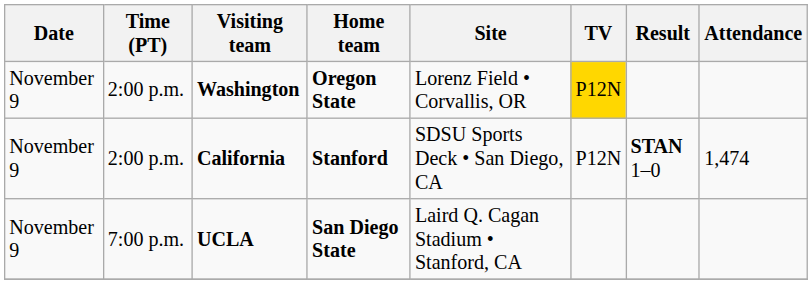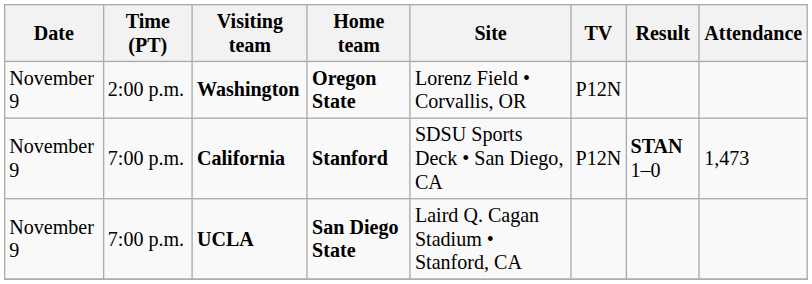(598, 89) gold background -> (598, 89) no background
(146, 158) 2:00 p.m. -> (146, 158) 7:00 p.m.
(727, 158) 1,474 -> (727, 158) 1,473
